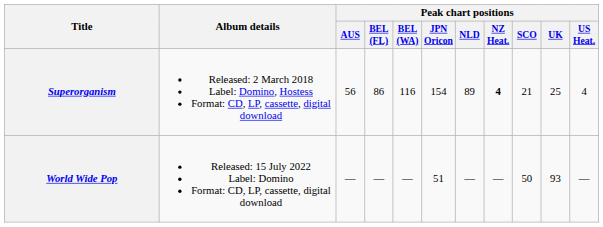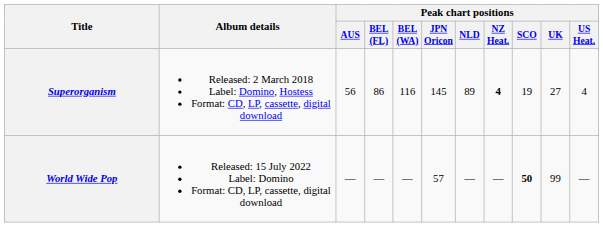(438, 92) 154 -> (438, 92) 145
(527, 92) 21 -> (527, 92) 19
(555, 92) 25 -> (555, 92) 27
(438, 178) 51 -> (438, 178) 57
(527, 178) normal -> (527, 178) bold
(555, 178) 93 -> (555, 178) 99
